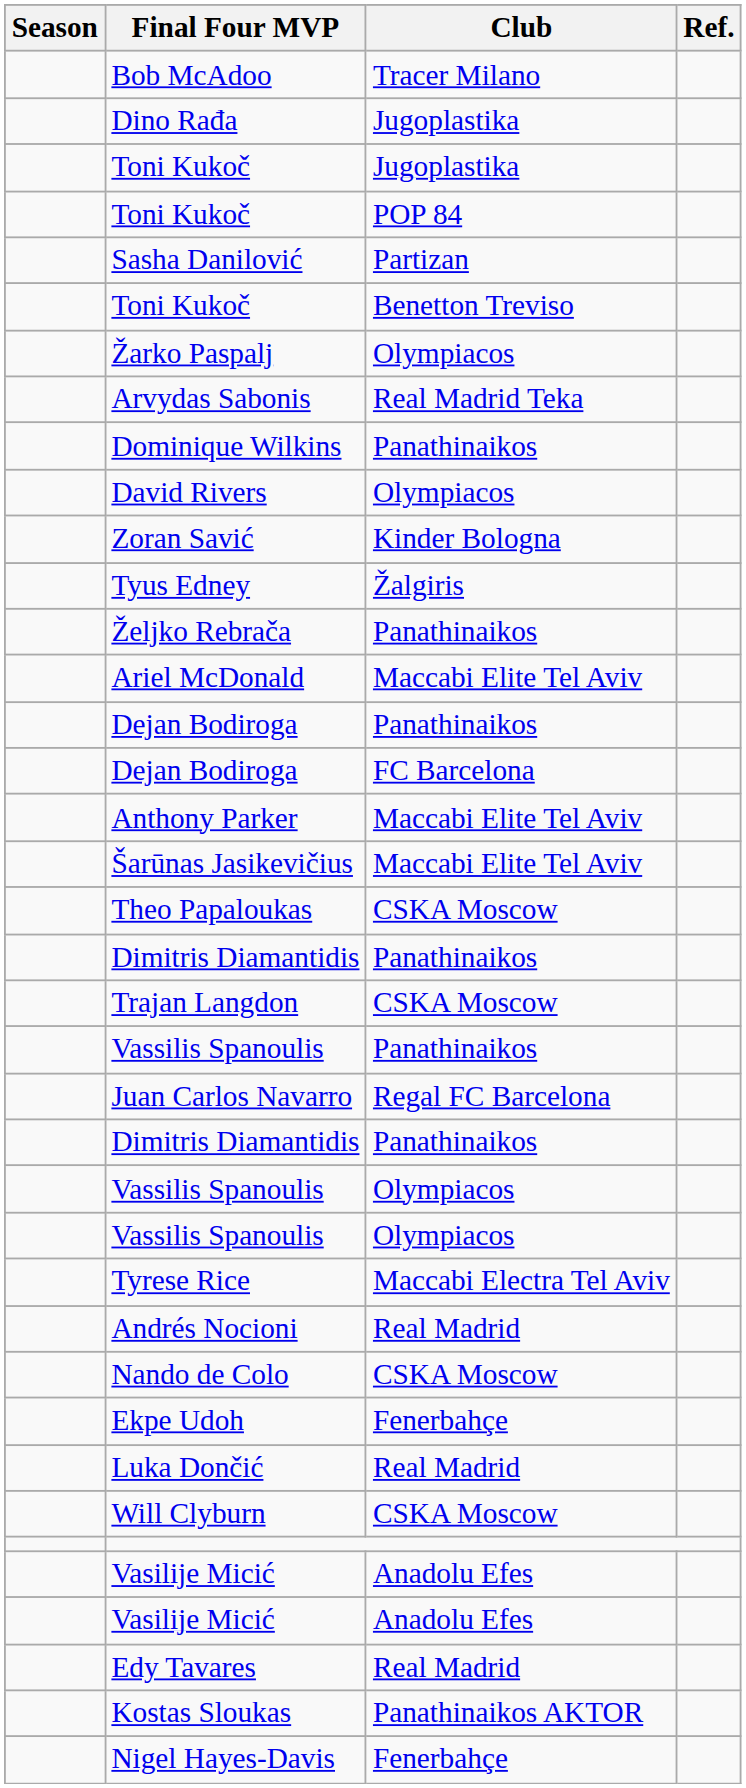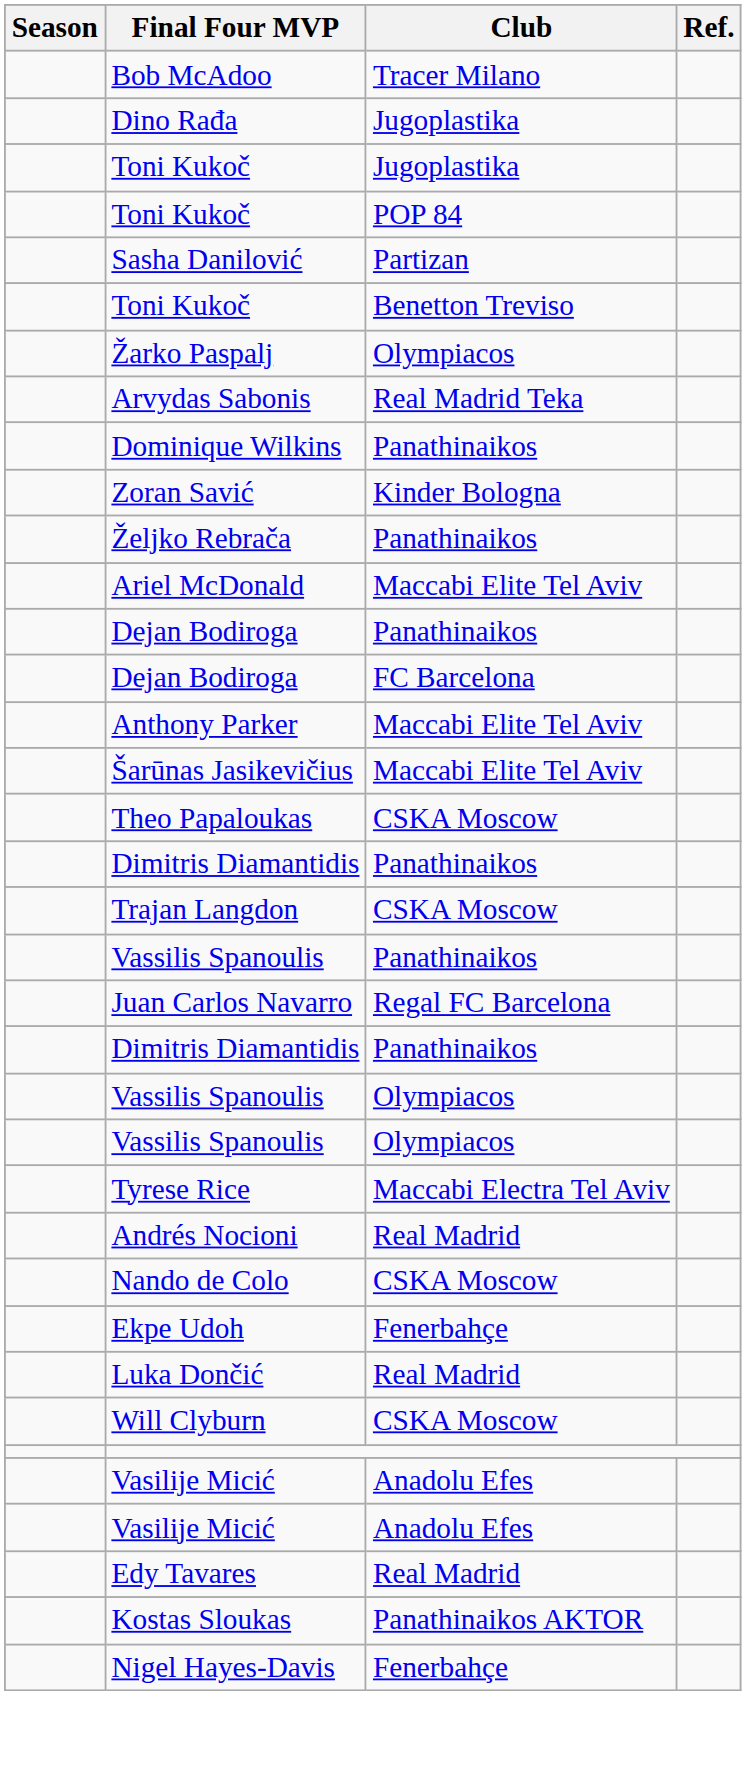- row: (189, 492)
- row: (181, 584)
